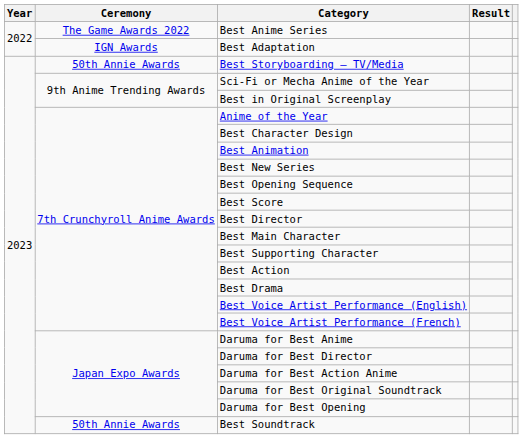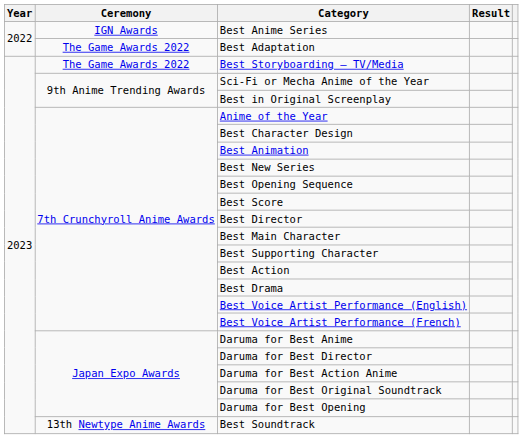(126, 30) The Game Awards 2022 -> (126, 30) IGN Awards
(126, 47) IGN Awards -> (126, 47) The Game Awards 2022
(126, 64) 50th Annie Awards -> (126, 64) The Game Awards 2022
(126, 425) 50th Annie Awards -> (126, 425) 13th Newtype Anime Awards
